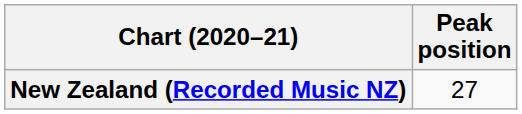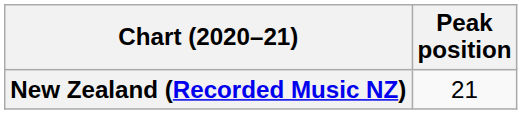(464, 89) 27 -> (464, 89) 21
